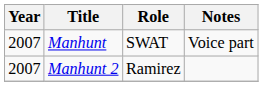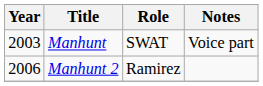(24, 42) 2007 -> (24, 42) 2003
(24, 68) 2007 -> (24, 68) 2006
